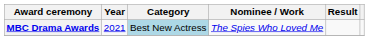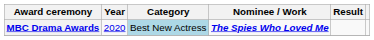(115, 27) 2021 -> (115, 27) 2020
(267, 27) normal -> (270, 27) bold
